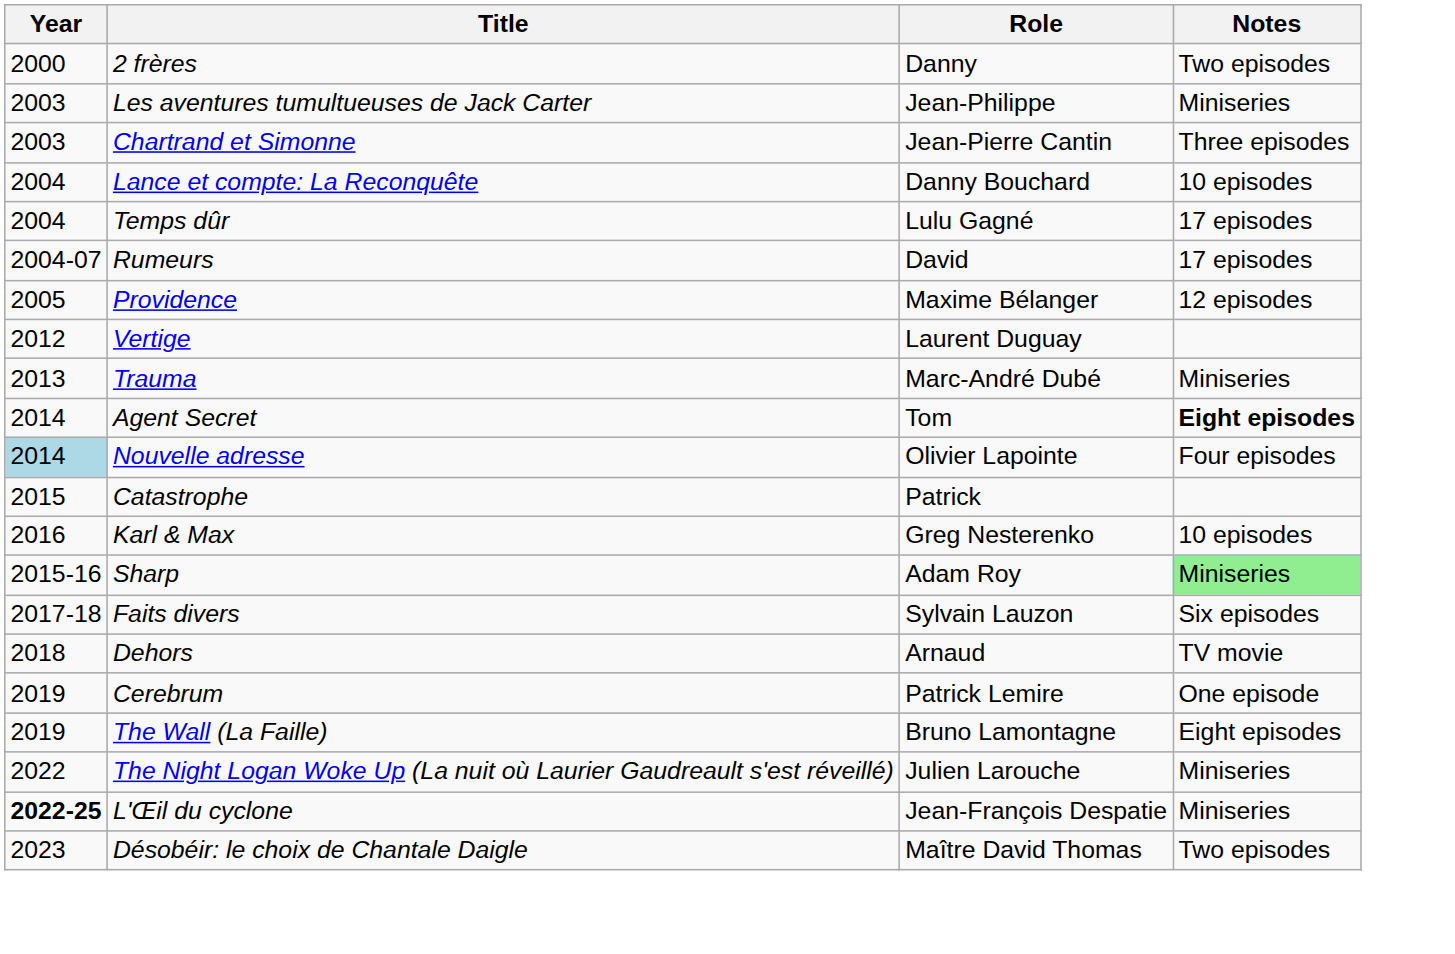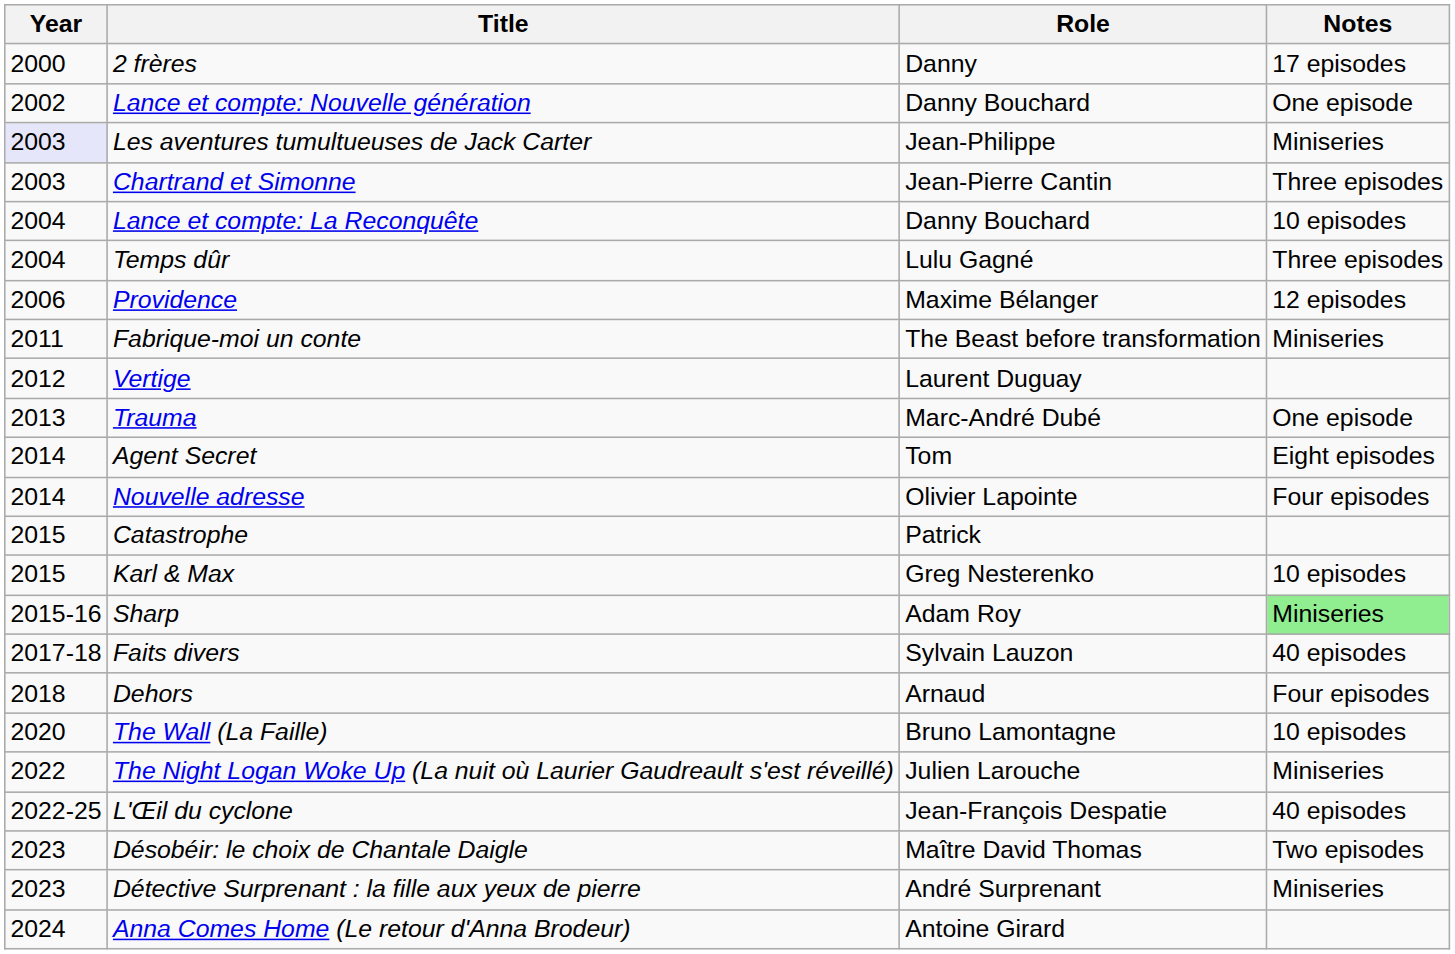(1254, 63) Two episodes -> (1339, 63) 17 episodes
+ row: (322, 102)
(38, 102) no background -> (38, 142) lavender background
(1245, 220) 17 episodes -> (1358, 260) Three episodes
- row: (163, 260)
(38, 299) 2005 -> (38, 299) 2006
+ row: (237, 338)
(1234, 378) Miniseries -> (1343, 417) One episode
(1267, 417) bold -> (1354, 456) normal
(38, 456) lightblue background -> (38, 496) no background
(38, 535) 2016 -> (38, 574) 2015
(1249, 614) Six episodes -> (1339, 653) 40 episodes
(1231, 653) TV movie -> (1351, 692) Four episodes
- row: (168, 692)
(38, 732) 2019 -> (38, 732) 2020
(1260, 732) Eight episodes -> (1339, 732) 10 episodes
(56, 810) bold -> (56, 810) normal
(1234, 810) Miniseries -> (1339, 810) 40 episodes
+ row: (377, 889)
+ row: (372, 928)
